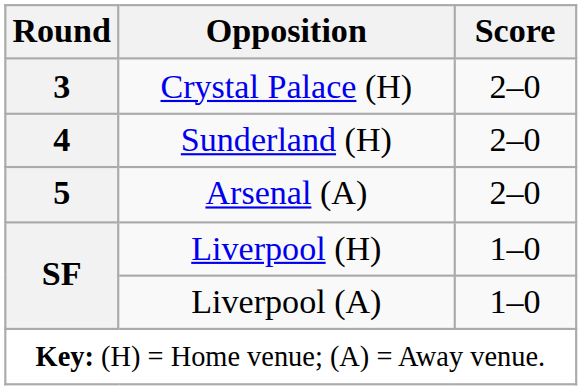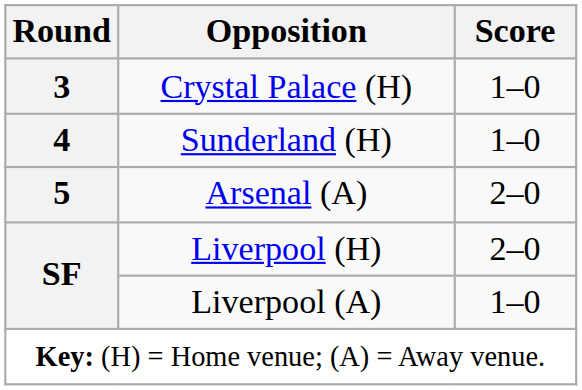(515, 85) 2–0 -> (515, 85) 1–0
(515, 139) 2–0 -> (515, 139) 1–0
(515, 247) 1–0 -> (515, 247) 2–0
